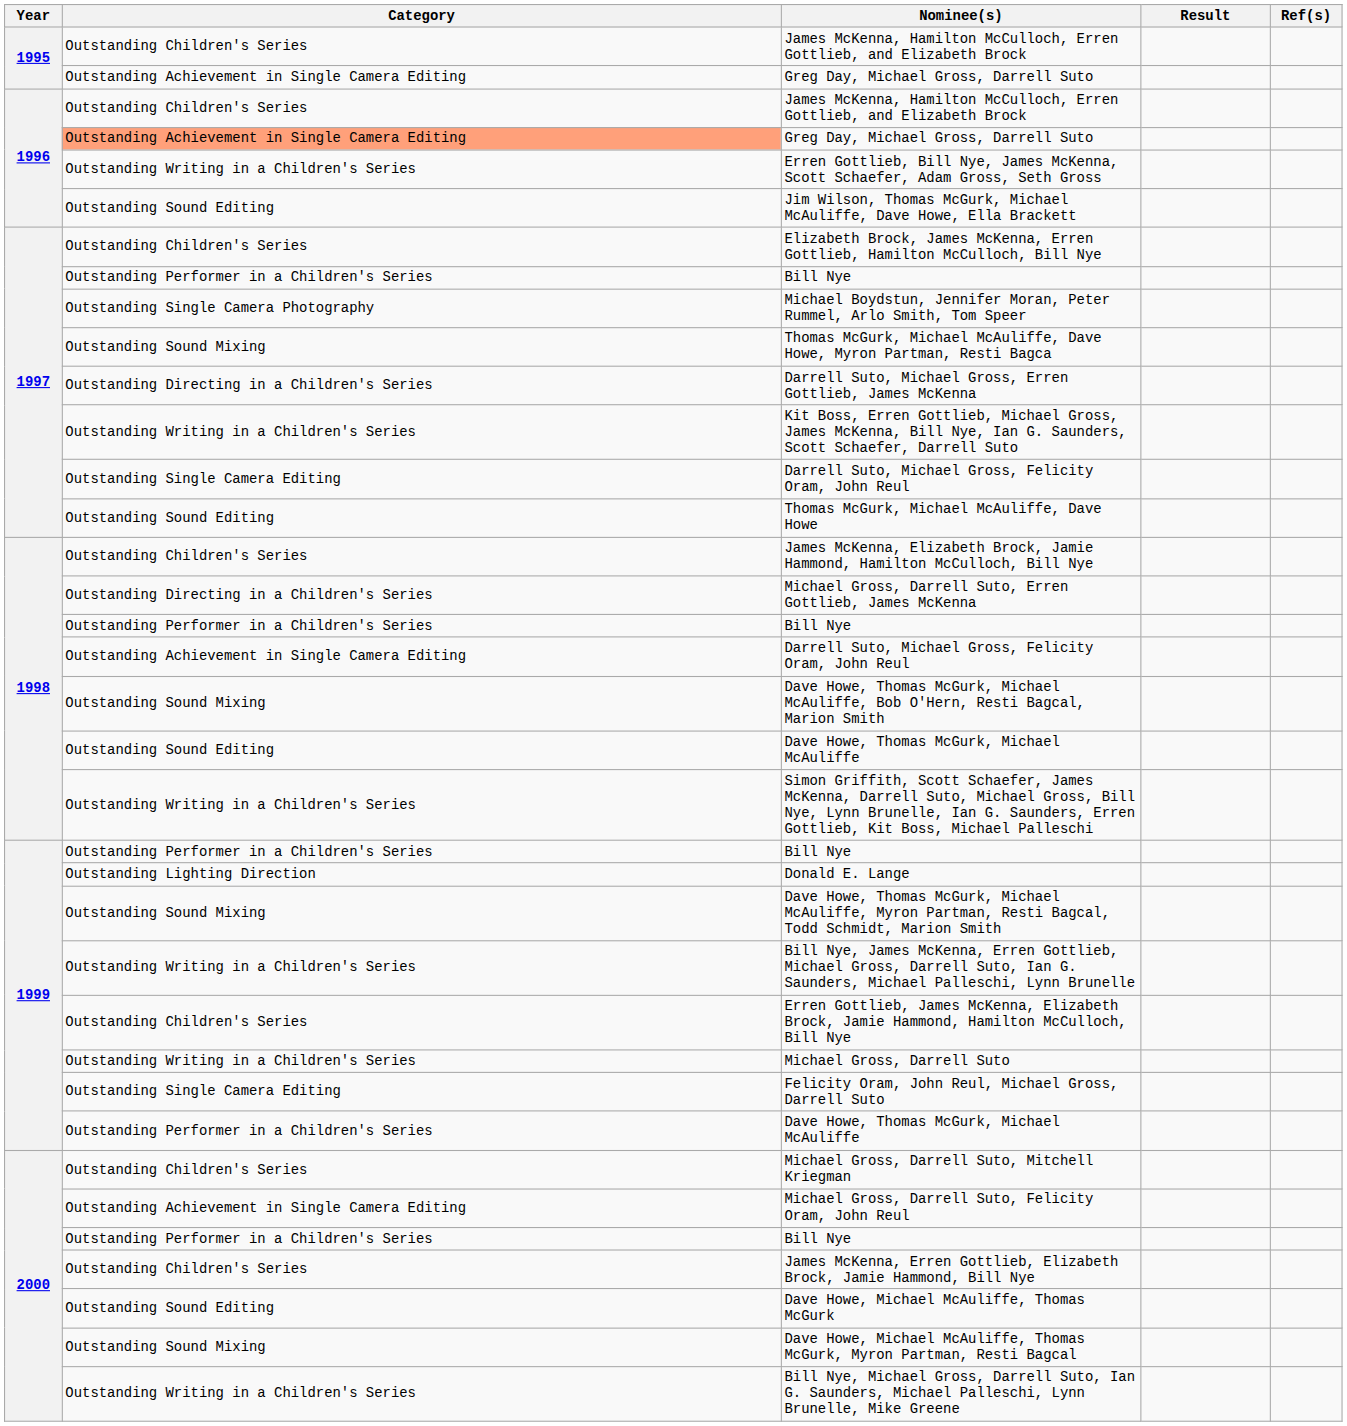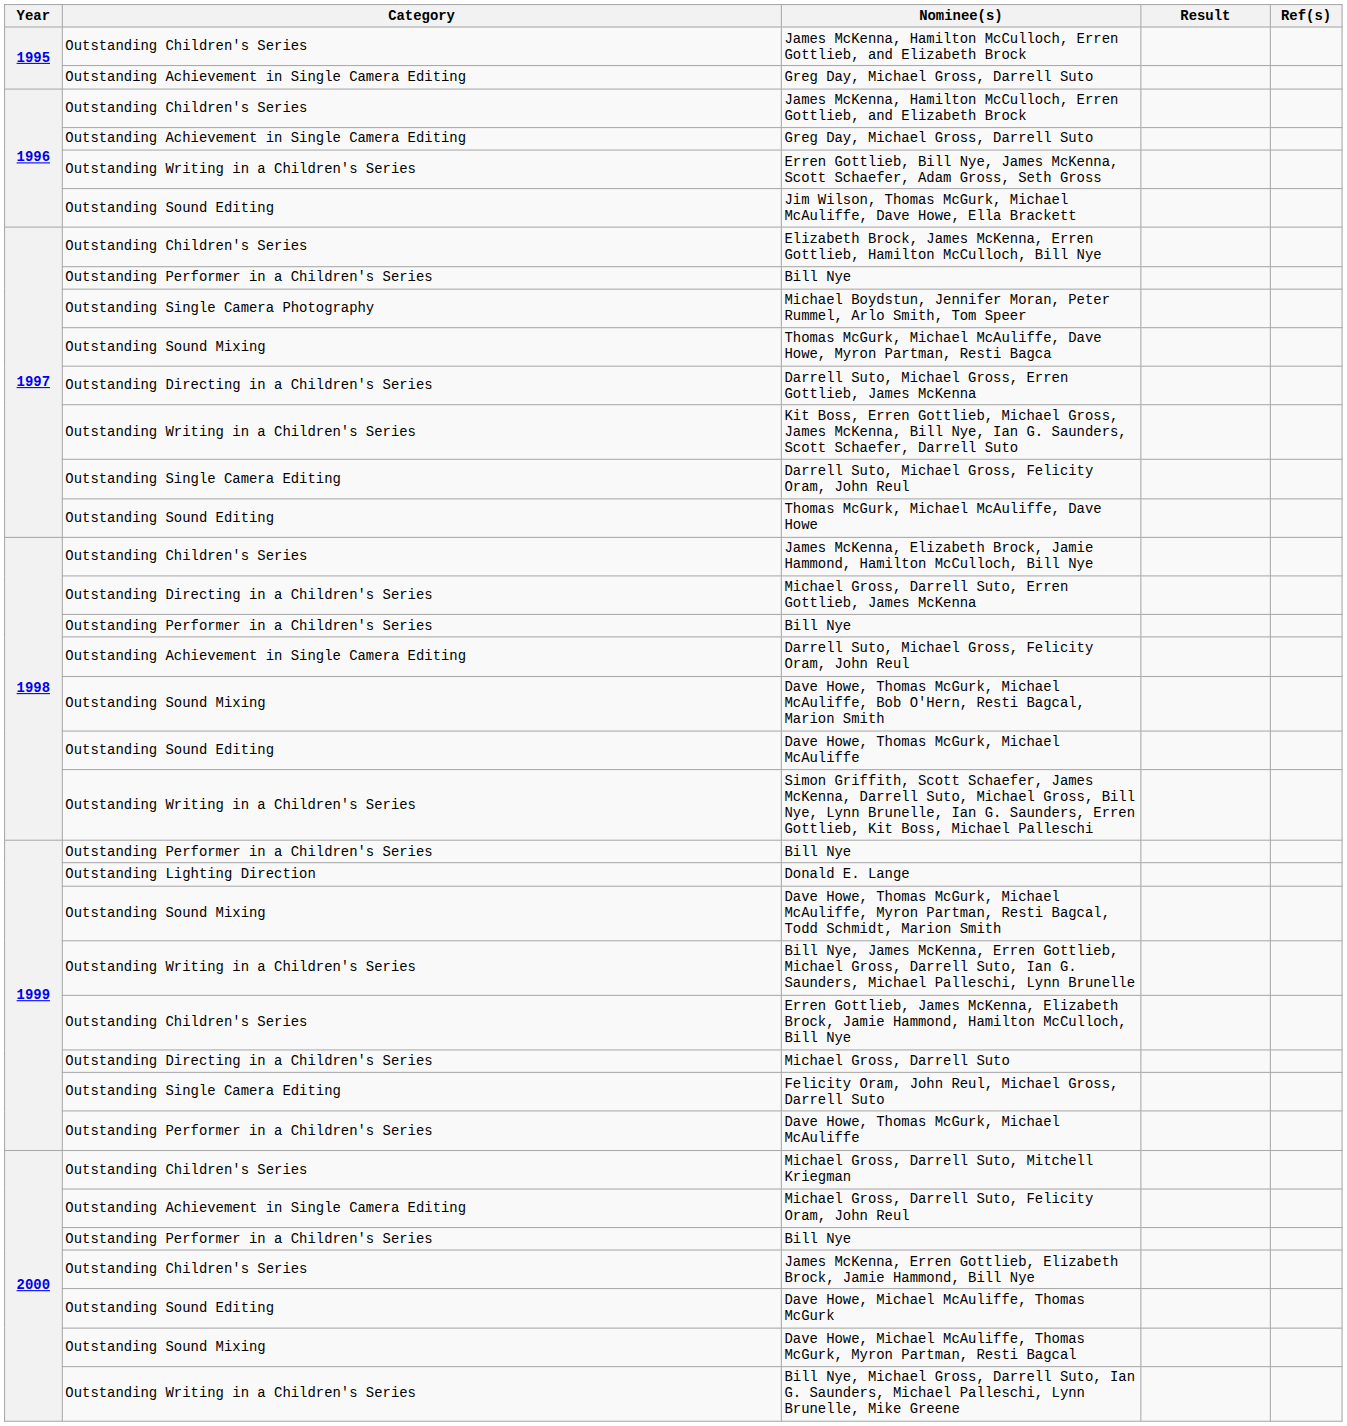(266, 139) lightsalmon background -> (266, 139) no background
(241, 1061) Outstanding Writing in a Children's Series -> (249, 1061) Outstanding Directing in a Children's Series
